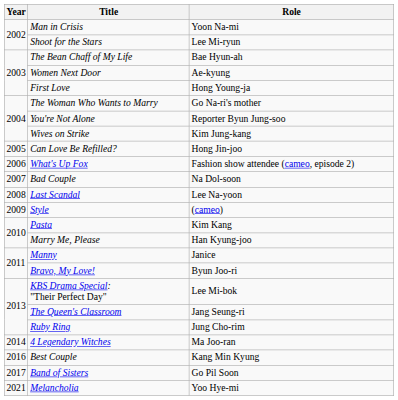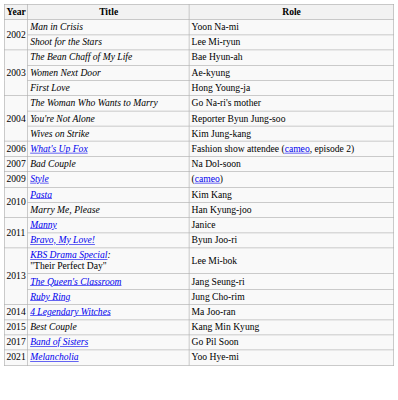- row: (73, 149)
- row: (55, 194)
(16, 357) 2016 -> (16, 327) 2015
